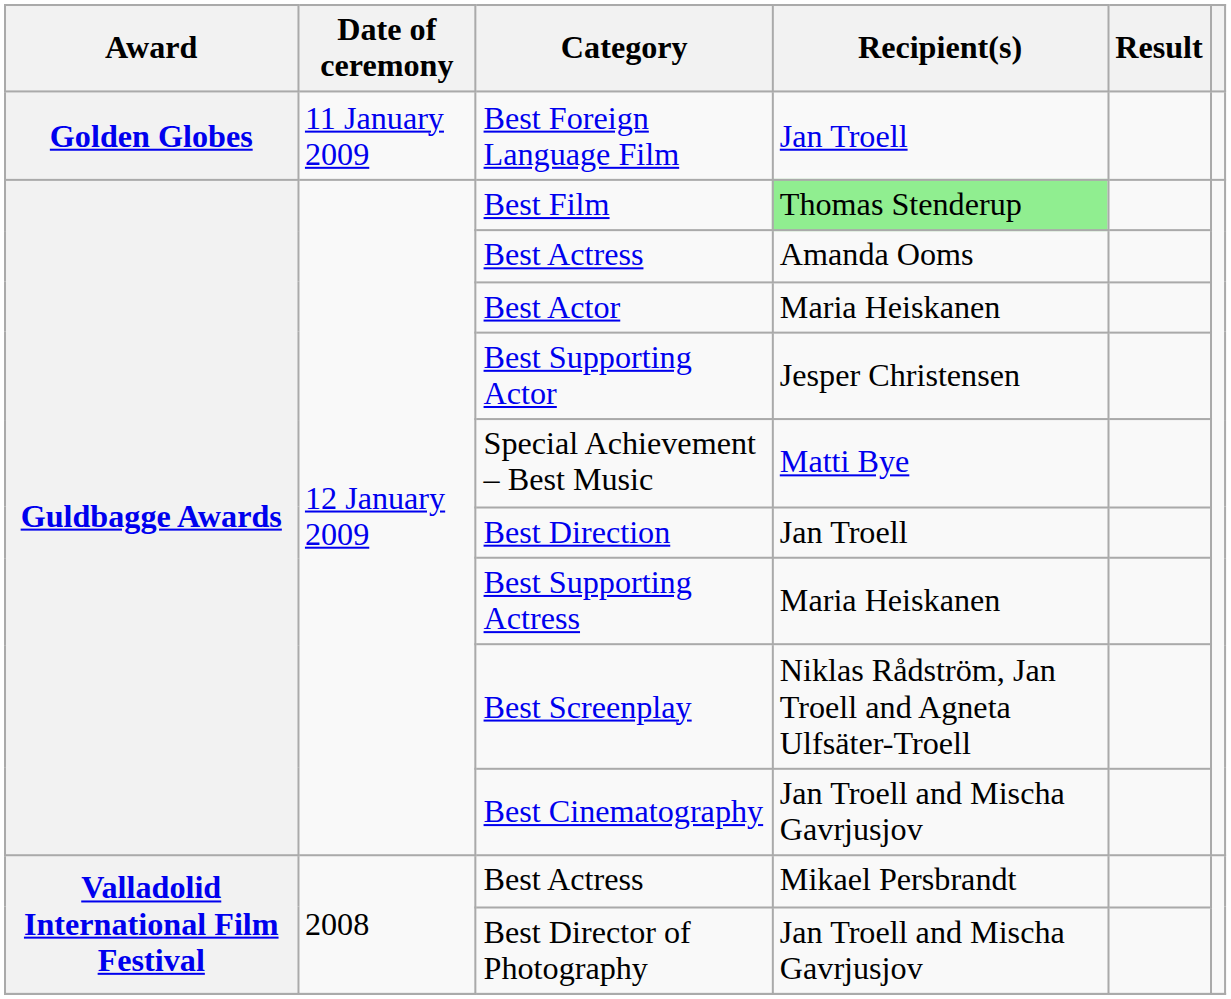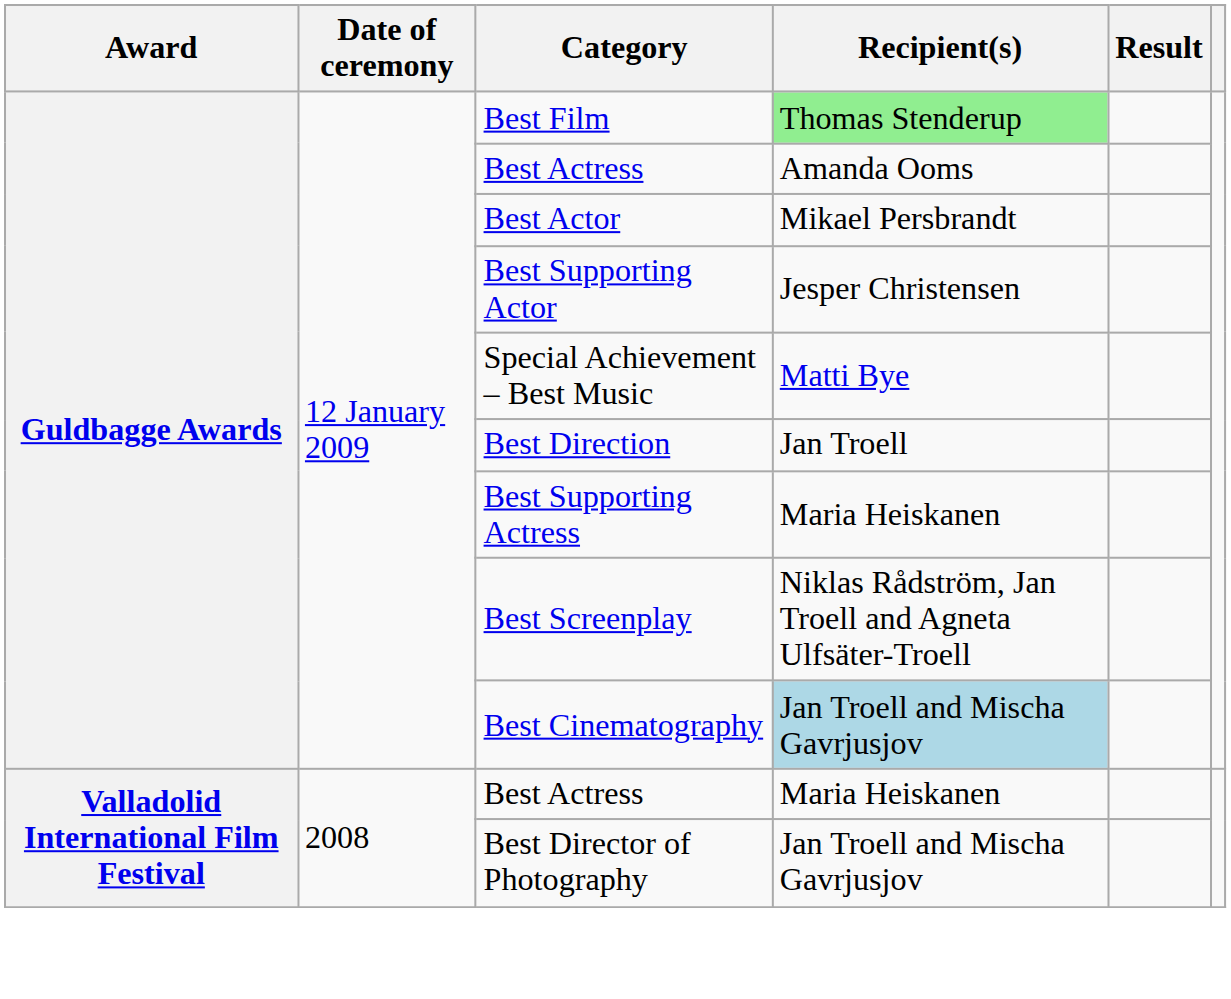- row: (151, 135)
(890, 306) Maria Heiskanen -> (898, 219) Mikael Persbrandt
(922, 811) no background -> (922, 724) lightblue background
(898, 880) Mikael Persbrandt -> (890, 793) Maria Heiskanen
